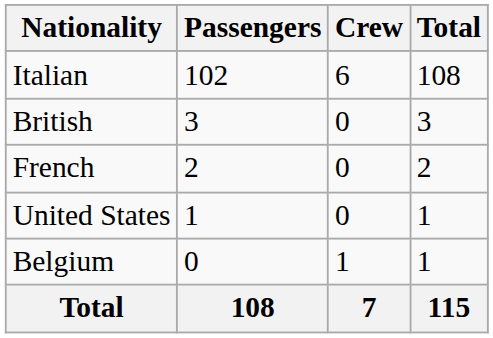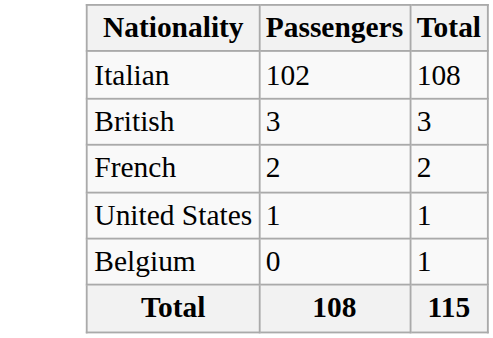- column: (369, 27)
